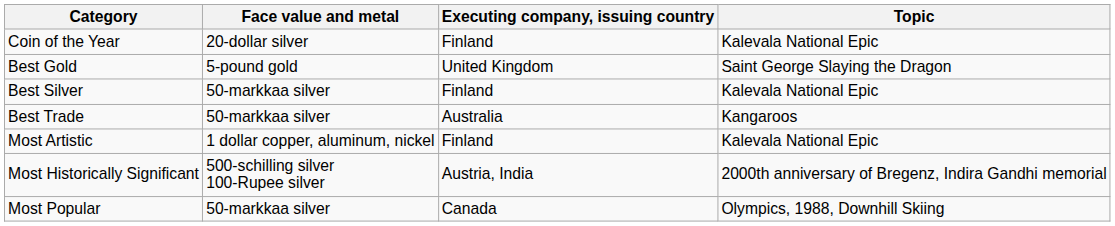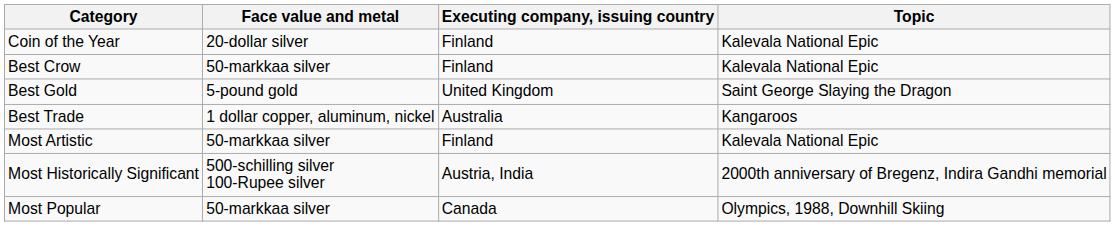+ row: (44, 66)
- row: (46, 91)
(268, 116) 50-markkaa silver -> (320, 116) 1 dollar copper, aluminum, nickel
(320, 141) 1 dollar copper, aluminum, nickel -> (268, 141) 50-markkaa silver
